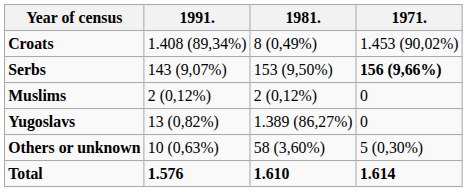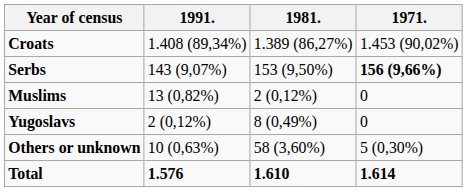(285, 43) 8 (0,49%) -> (303, 43) 1.389 (86,27%)
(179, 95) 2 (0,12%) -> (183, 95) 13 (0,82%)
(183, 121) 13 (0,82%) -> (179, 121) 2 (0,12%)
(303, 121) 1.389 (86,27%) -> (285, 121) 8 (0,49%)
